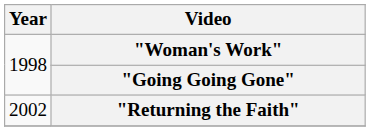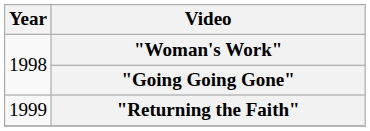(28, 110) 2002 -> (28, 110) 1999
